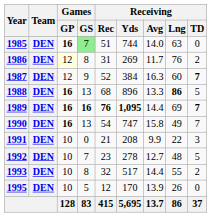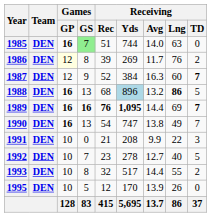(106, 60) 31 -> (106, 60) 39
(130, 92) no background -> (130, 92) lightblue background
(155, 92) 13.3 -> (155, 92) 13.2
(155, 124) 15.8 -> (155, 124) 13.8
(177, 156) 48 -> (177, 156) 40
